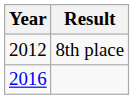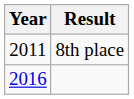(28, 49) 2012 -> (28, 49) 2011
